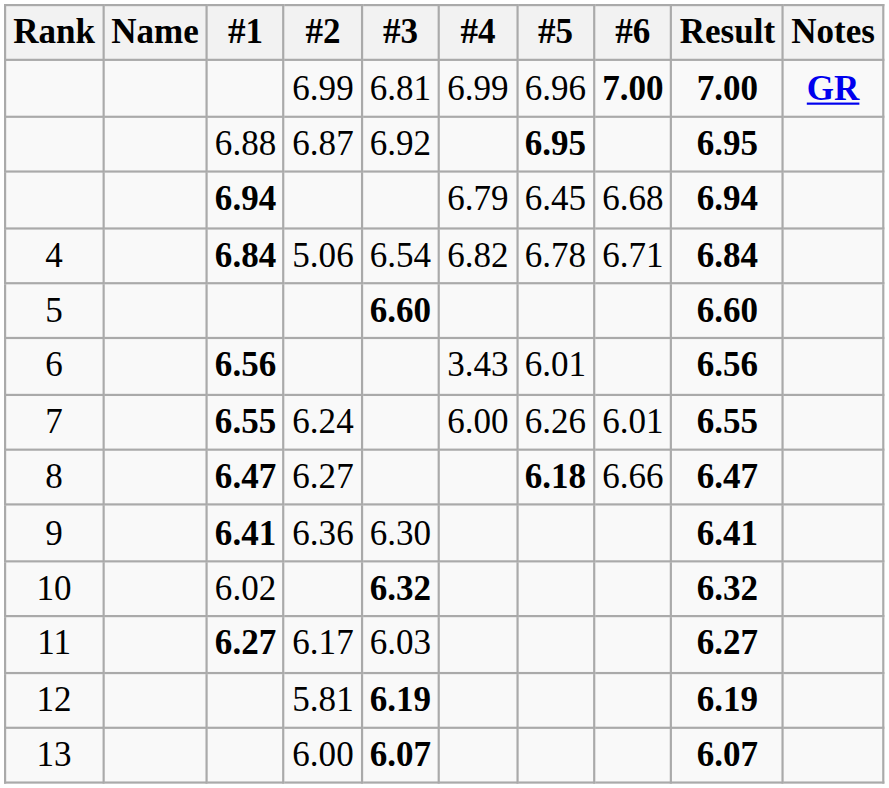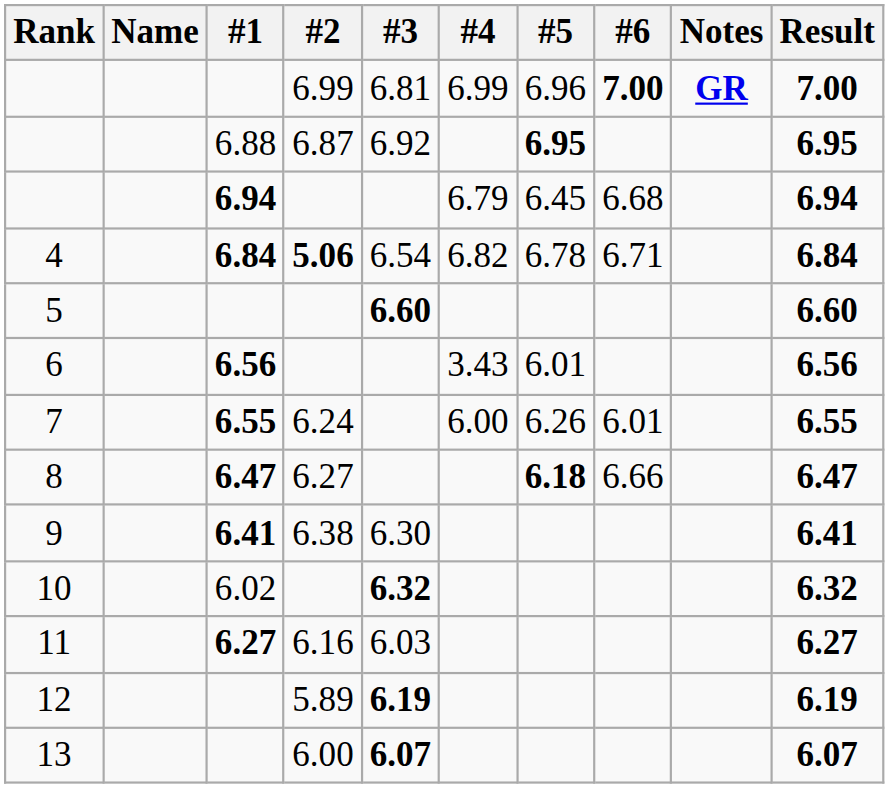columns swapped: (727, 32) <-> (833, 32)
(323, 254) normal -> (323, 254) bold
(323, 532) 6.36 -> (323, 532) 6.38
(323, 643) 6.17 -> (323, 643) 6.16
(323, 699) 5.81 -> (323, 699) 5.89
